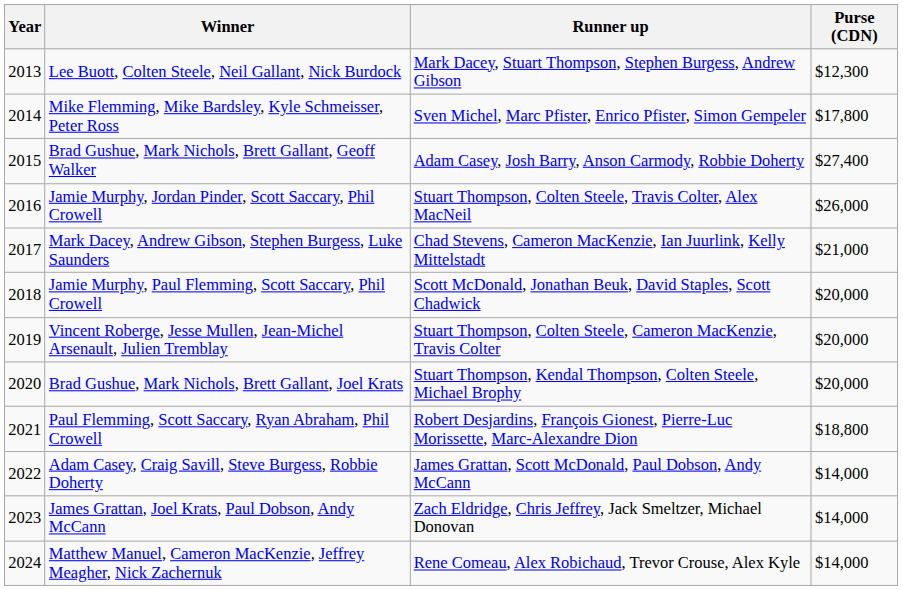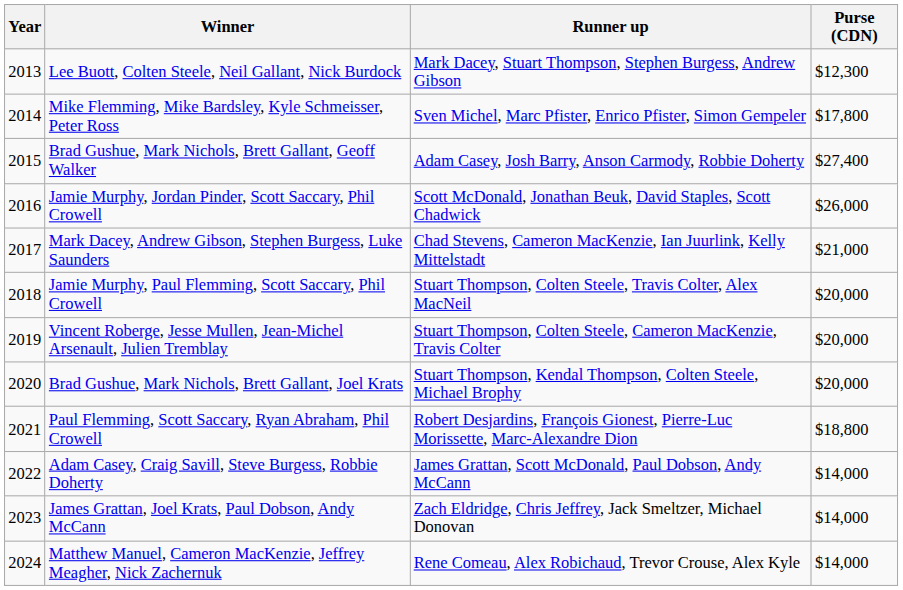(586, 205) Stuart Thompson, Colten Steele, Travis Colter, Alex MacNeil -> (592, 205) Scott McDonald, Jonathan Beuk, David Staples, Scott Chadwick
(592, 294) Scott McDonald, Jonathan Beuk, David Staples, Scott Chadwick -> (586, 294) Stuart Thompson, Colten Steele, Travis Colter, Alex MacNeil
